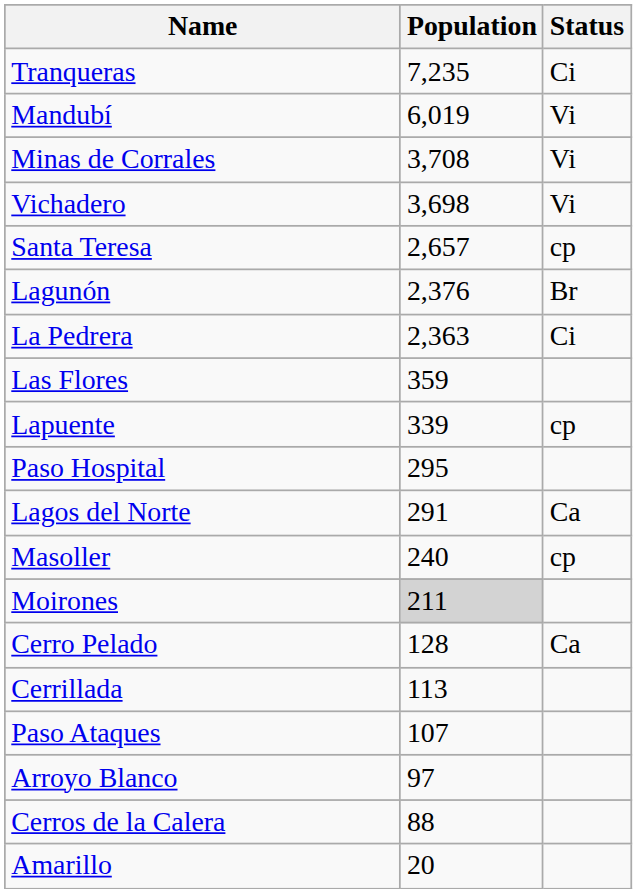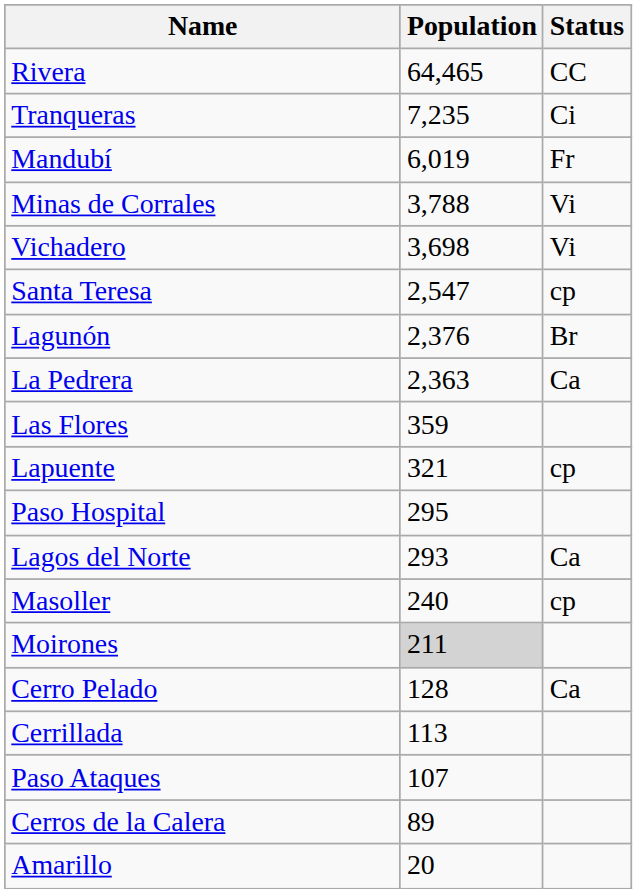+ row: (48, 70)
(563, 114) Vi -> (562, 159) Fr
(438, 159) 3,708 -> (438, 203) 3,788
(438, 247) 2,657 -> (438, 291) 2,547
(563, 335) Ci -> (565, 379) Ca
(428, 423) 339 -> (428, 468) 321
(428, 512) 291 -> (428, 556) 293
- row: (94, 777)
(421, 821) 88 -> (421, 821) 89
